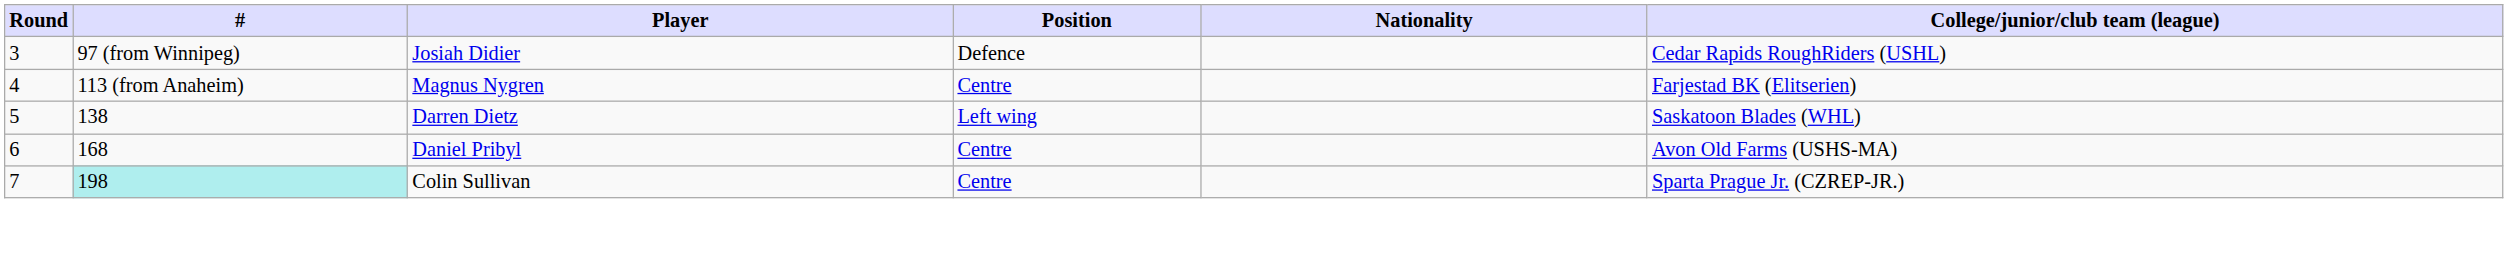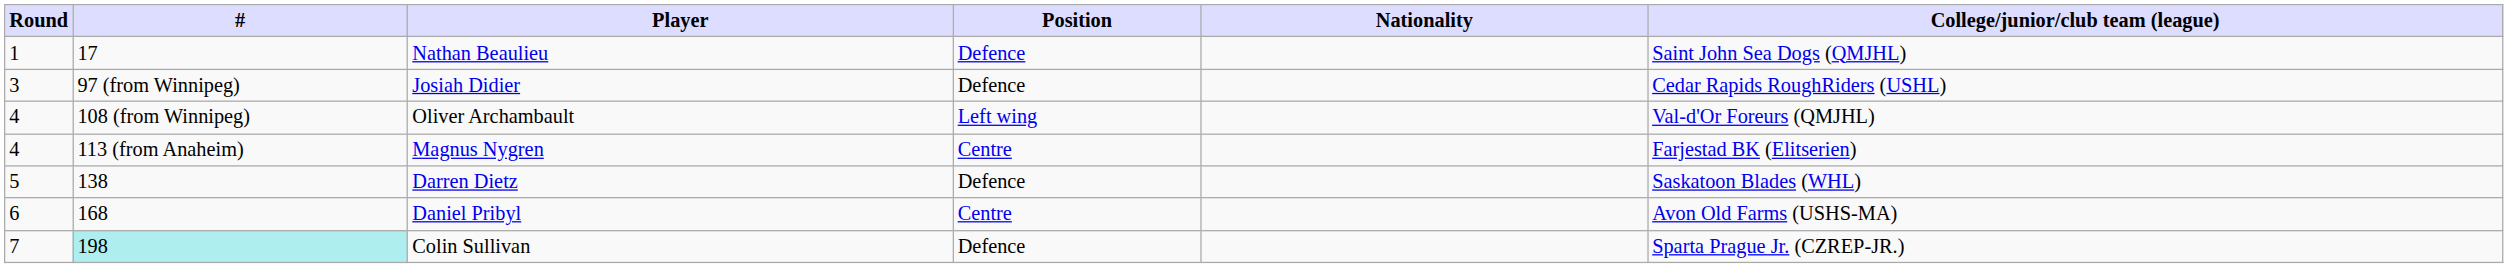+ row: (480, 52)
+ row: (493, 117)
(997, 117) Left wing -> (992, 181) Defence
(985, 181) Centre -> (992, 246) Defence
